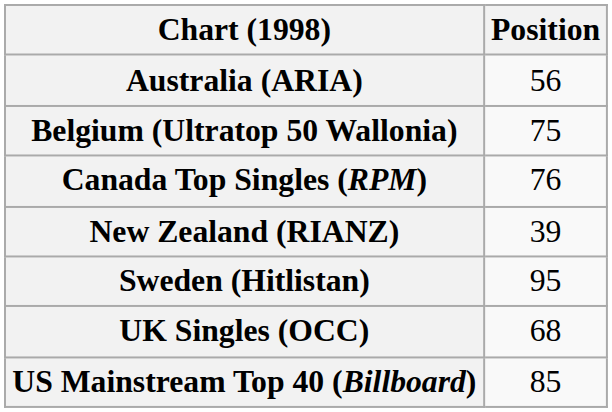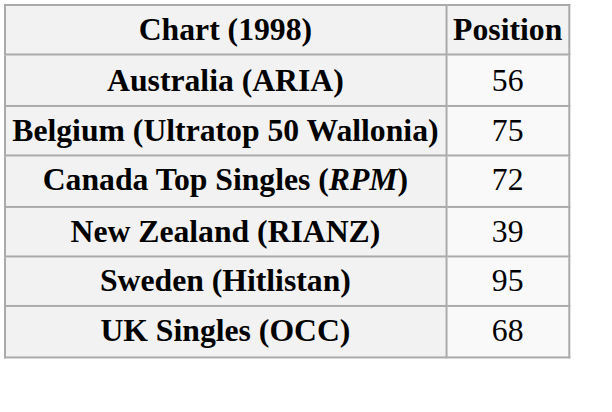(546, 180) 76 -> (508, 180) 72
- row: (244, 381)
